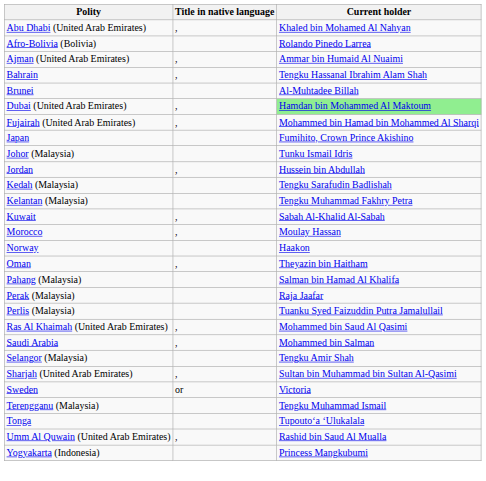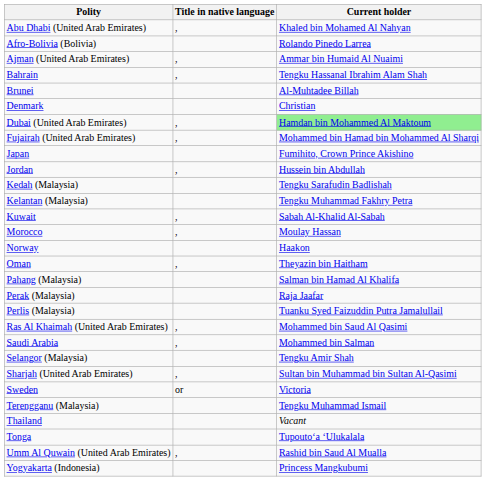+ row: (25, 106)
- row: (40, 153)
+ row: (24, 421)
